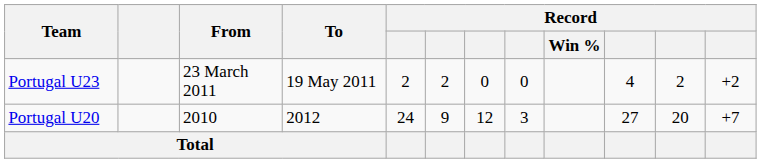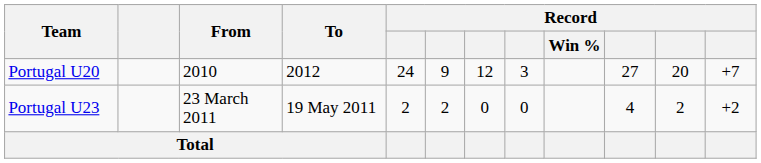rows swapped: (54, 117) <-> (54, 81)
